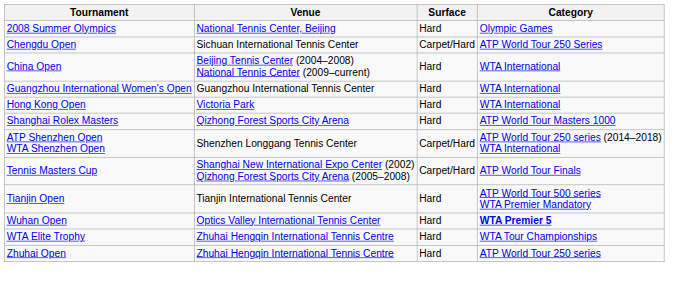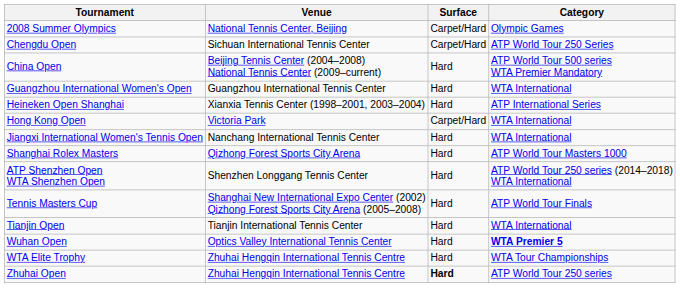(430, 28) Hard -> (458, 28) Carpet/Hard
(520, 67) WTA International -> (551, 67) ATP World Tour 500 series WTA Premier Mandatory
+ row: (65, 105)
(430, 105) Hard -> (458, 121) Carpet/Hard
+ row: (105, 137)
(447, 143) Carpet/Hard -> (441, 176) Hard
(447, 171) Carpet/Hard -> (441, 203) Hard
(540, 199) ATP World Tour 500 series WTA Premier Mandatory -> (531, 225) WTA International
(430, 253) normal -> (442, 274) bold
